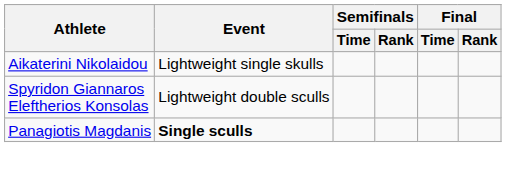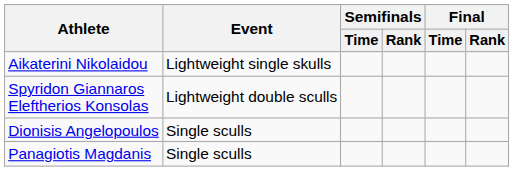+ row: (83, 130)
(205, 130) bold -> (209, 155) normal
